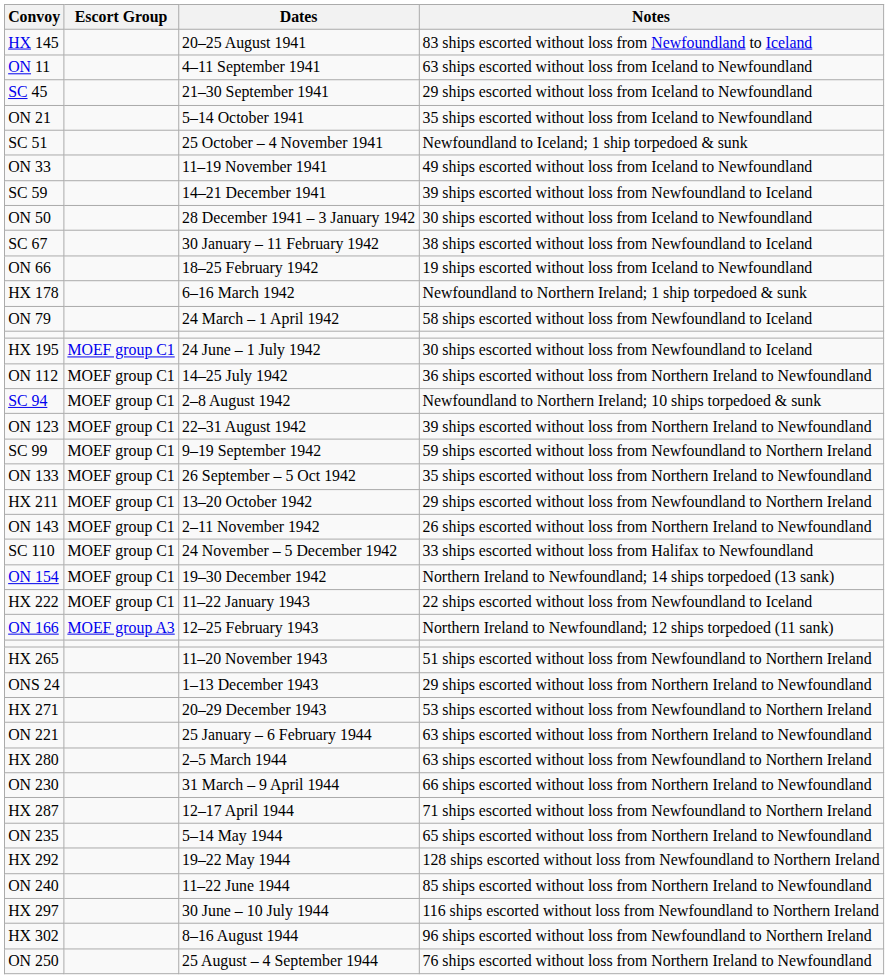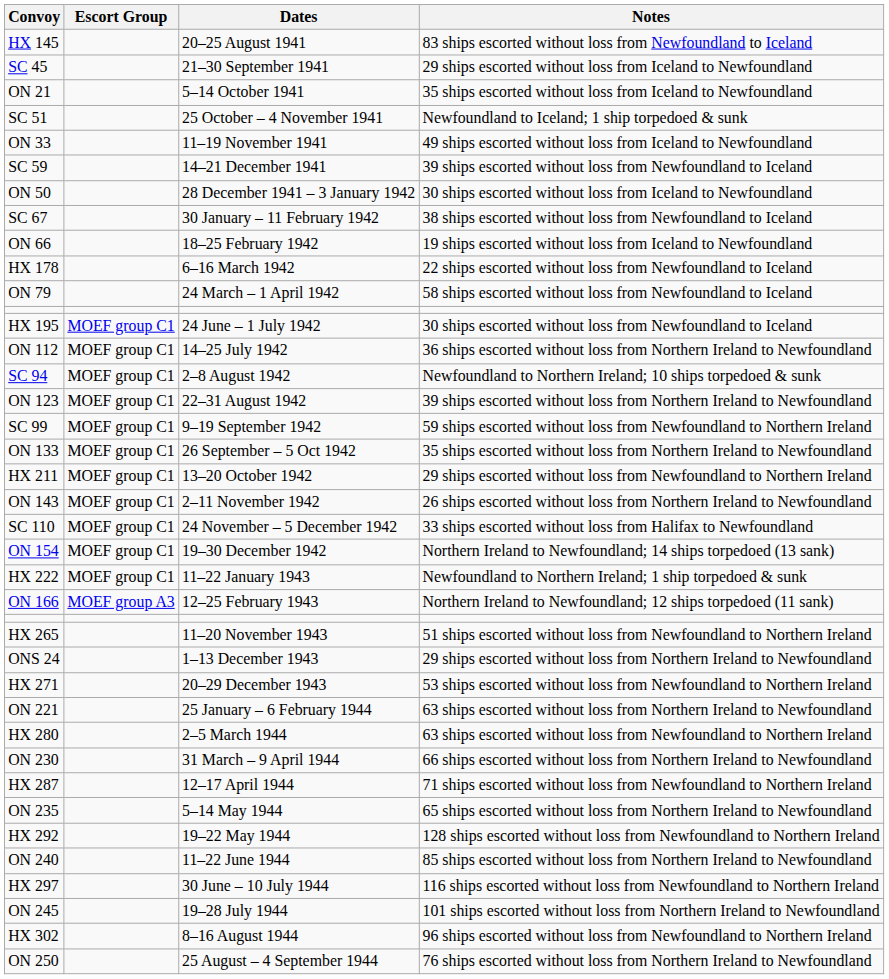- row: (29, 67)
(615, 293) Newfoundland to Northern Ireland; 1 ship torpedoed & sunk -> (617, 268) 22 ships escorted without loss from Newfoundland to Iceland
(617, 602) 22 ships escorted without loss from Newfoundland to Iceland -> (615, 577) Newfoundland to Northern Ireland; 1 ship torpedoed & sunk
+ row: (33, 910)
